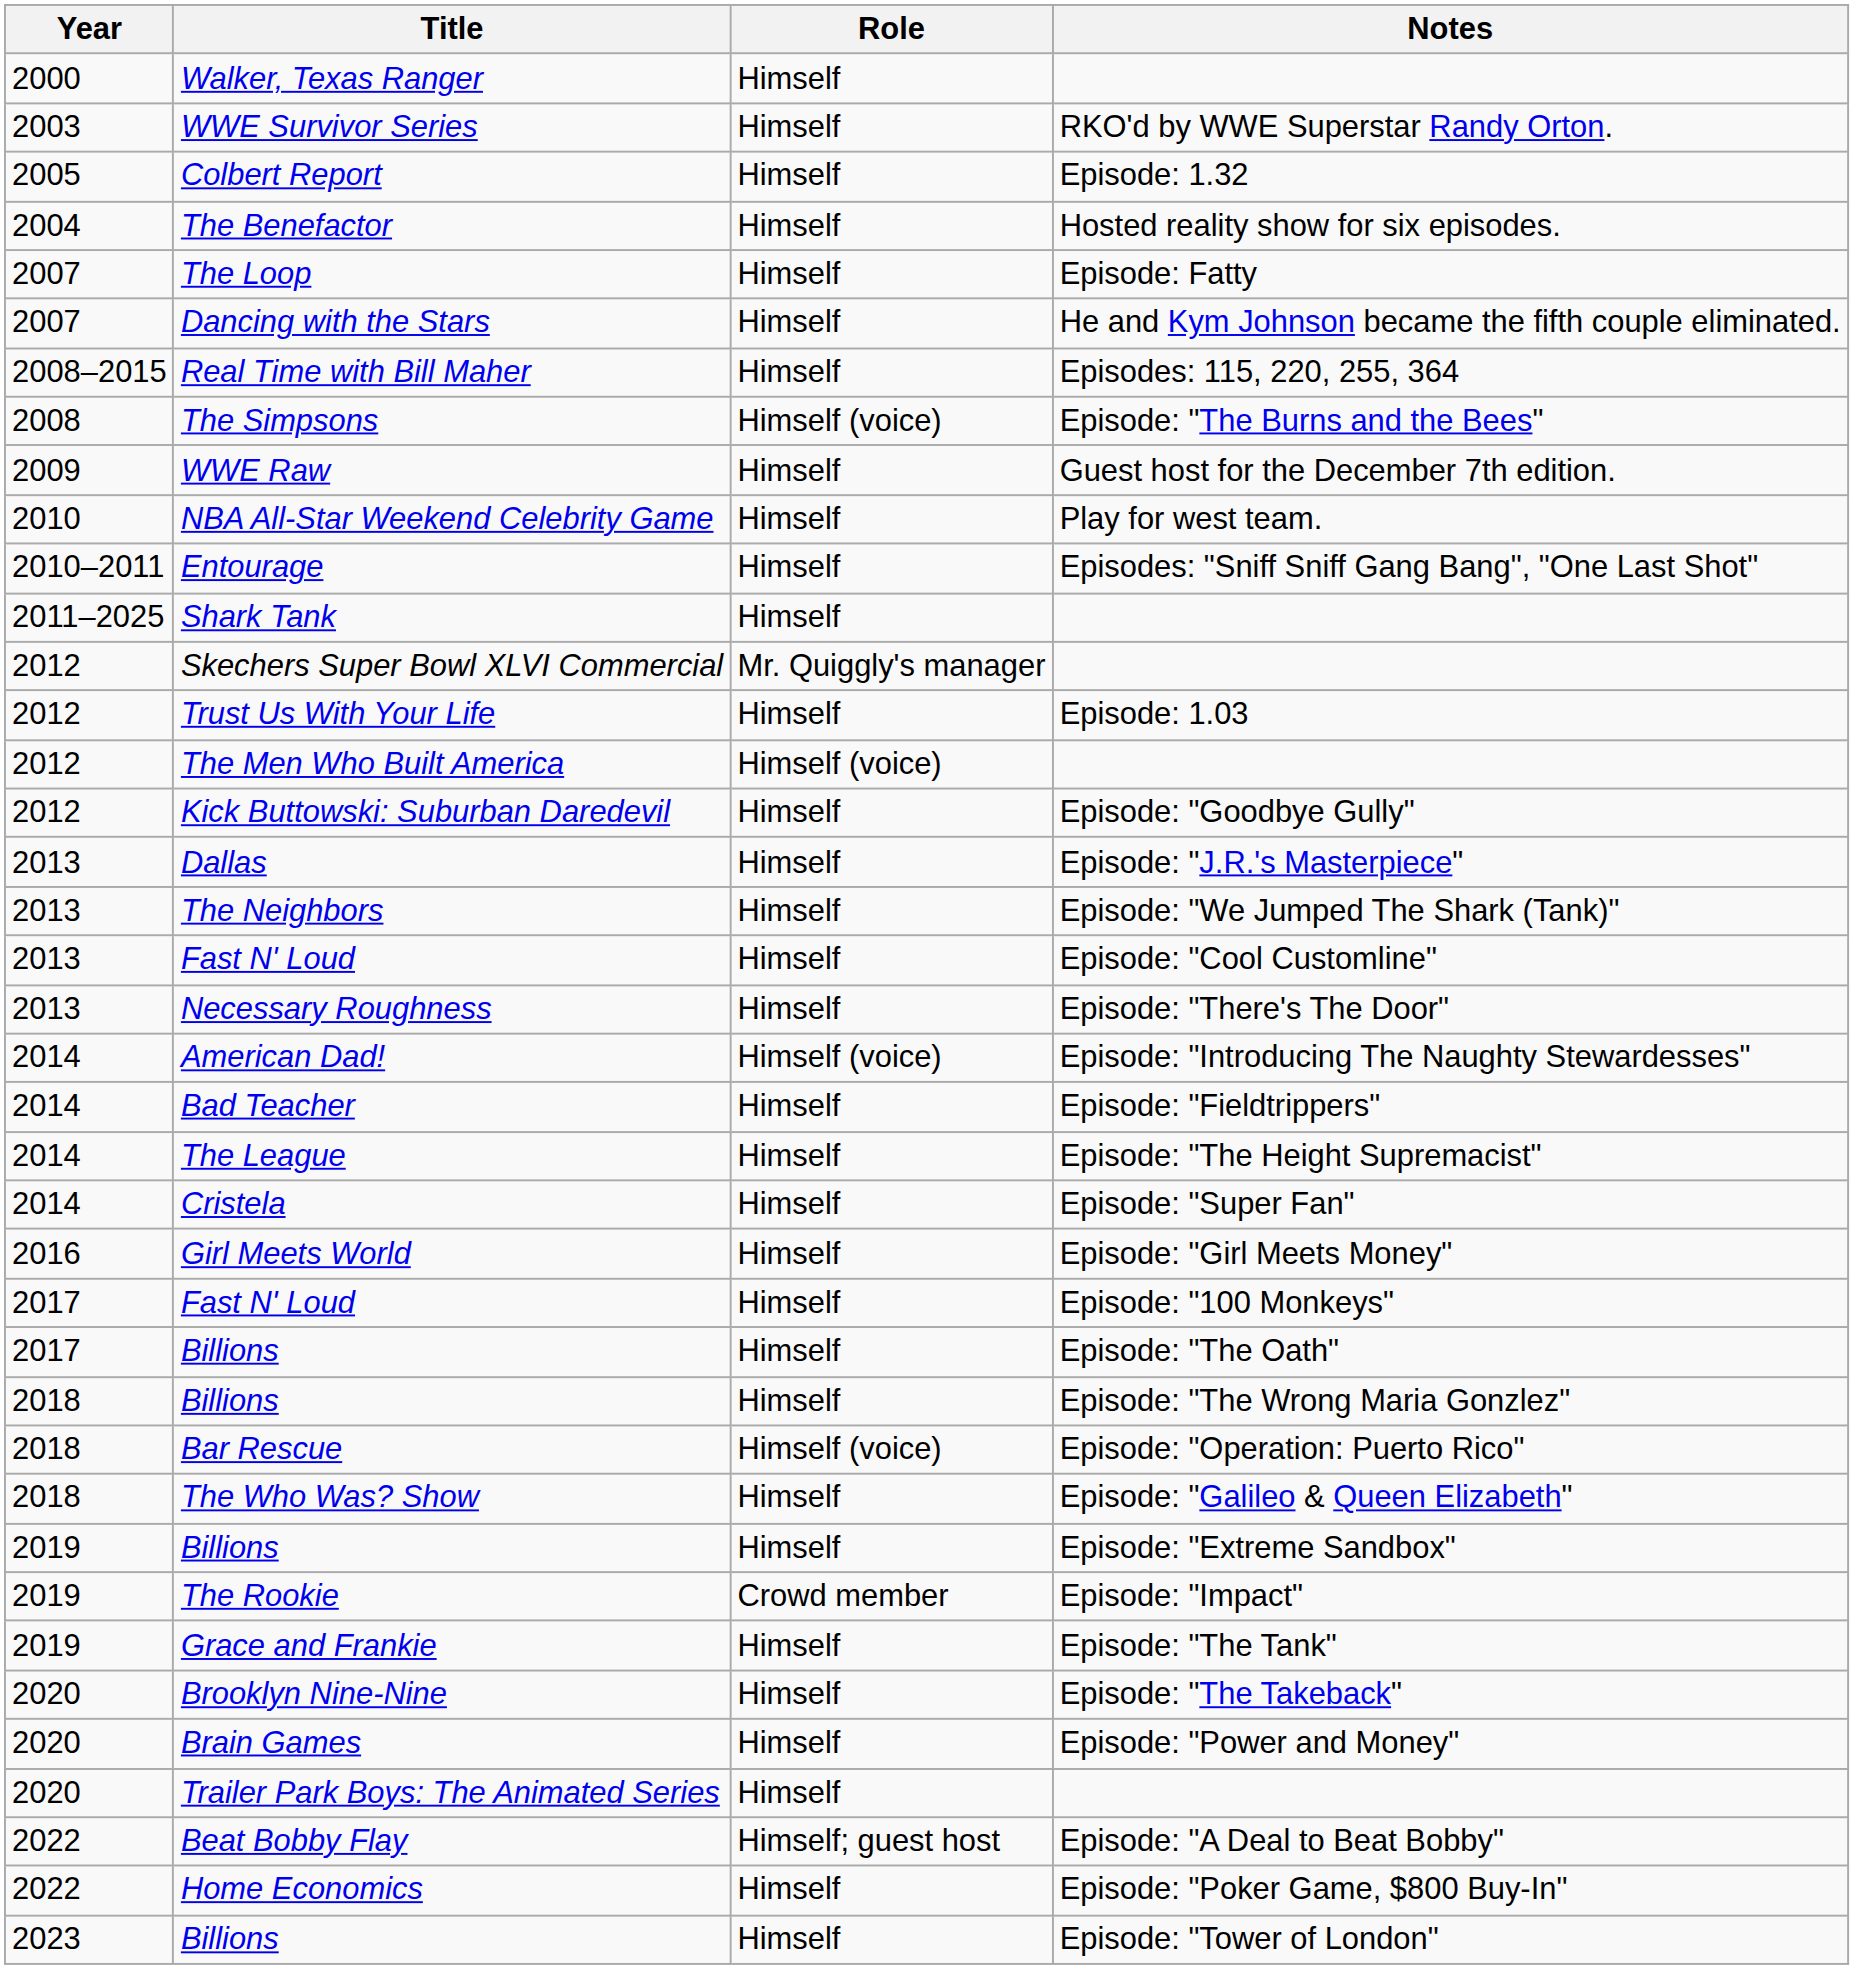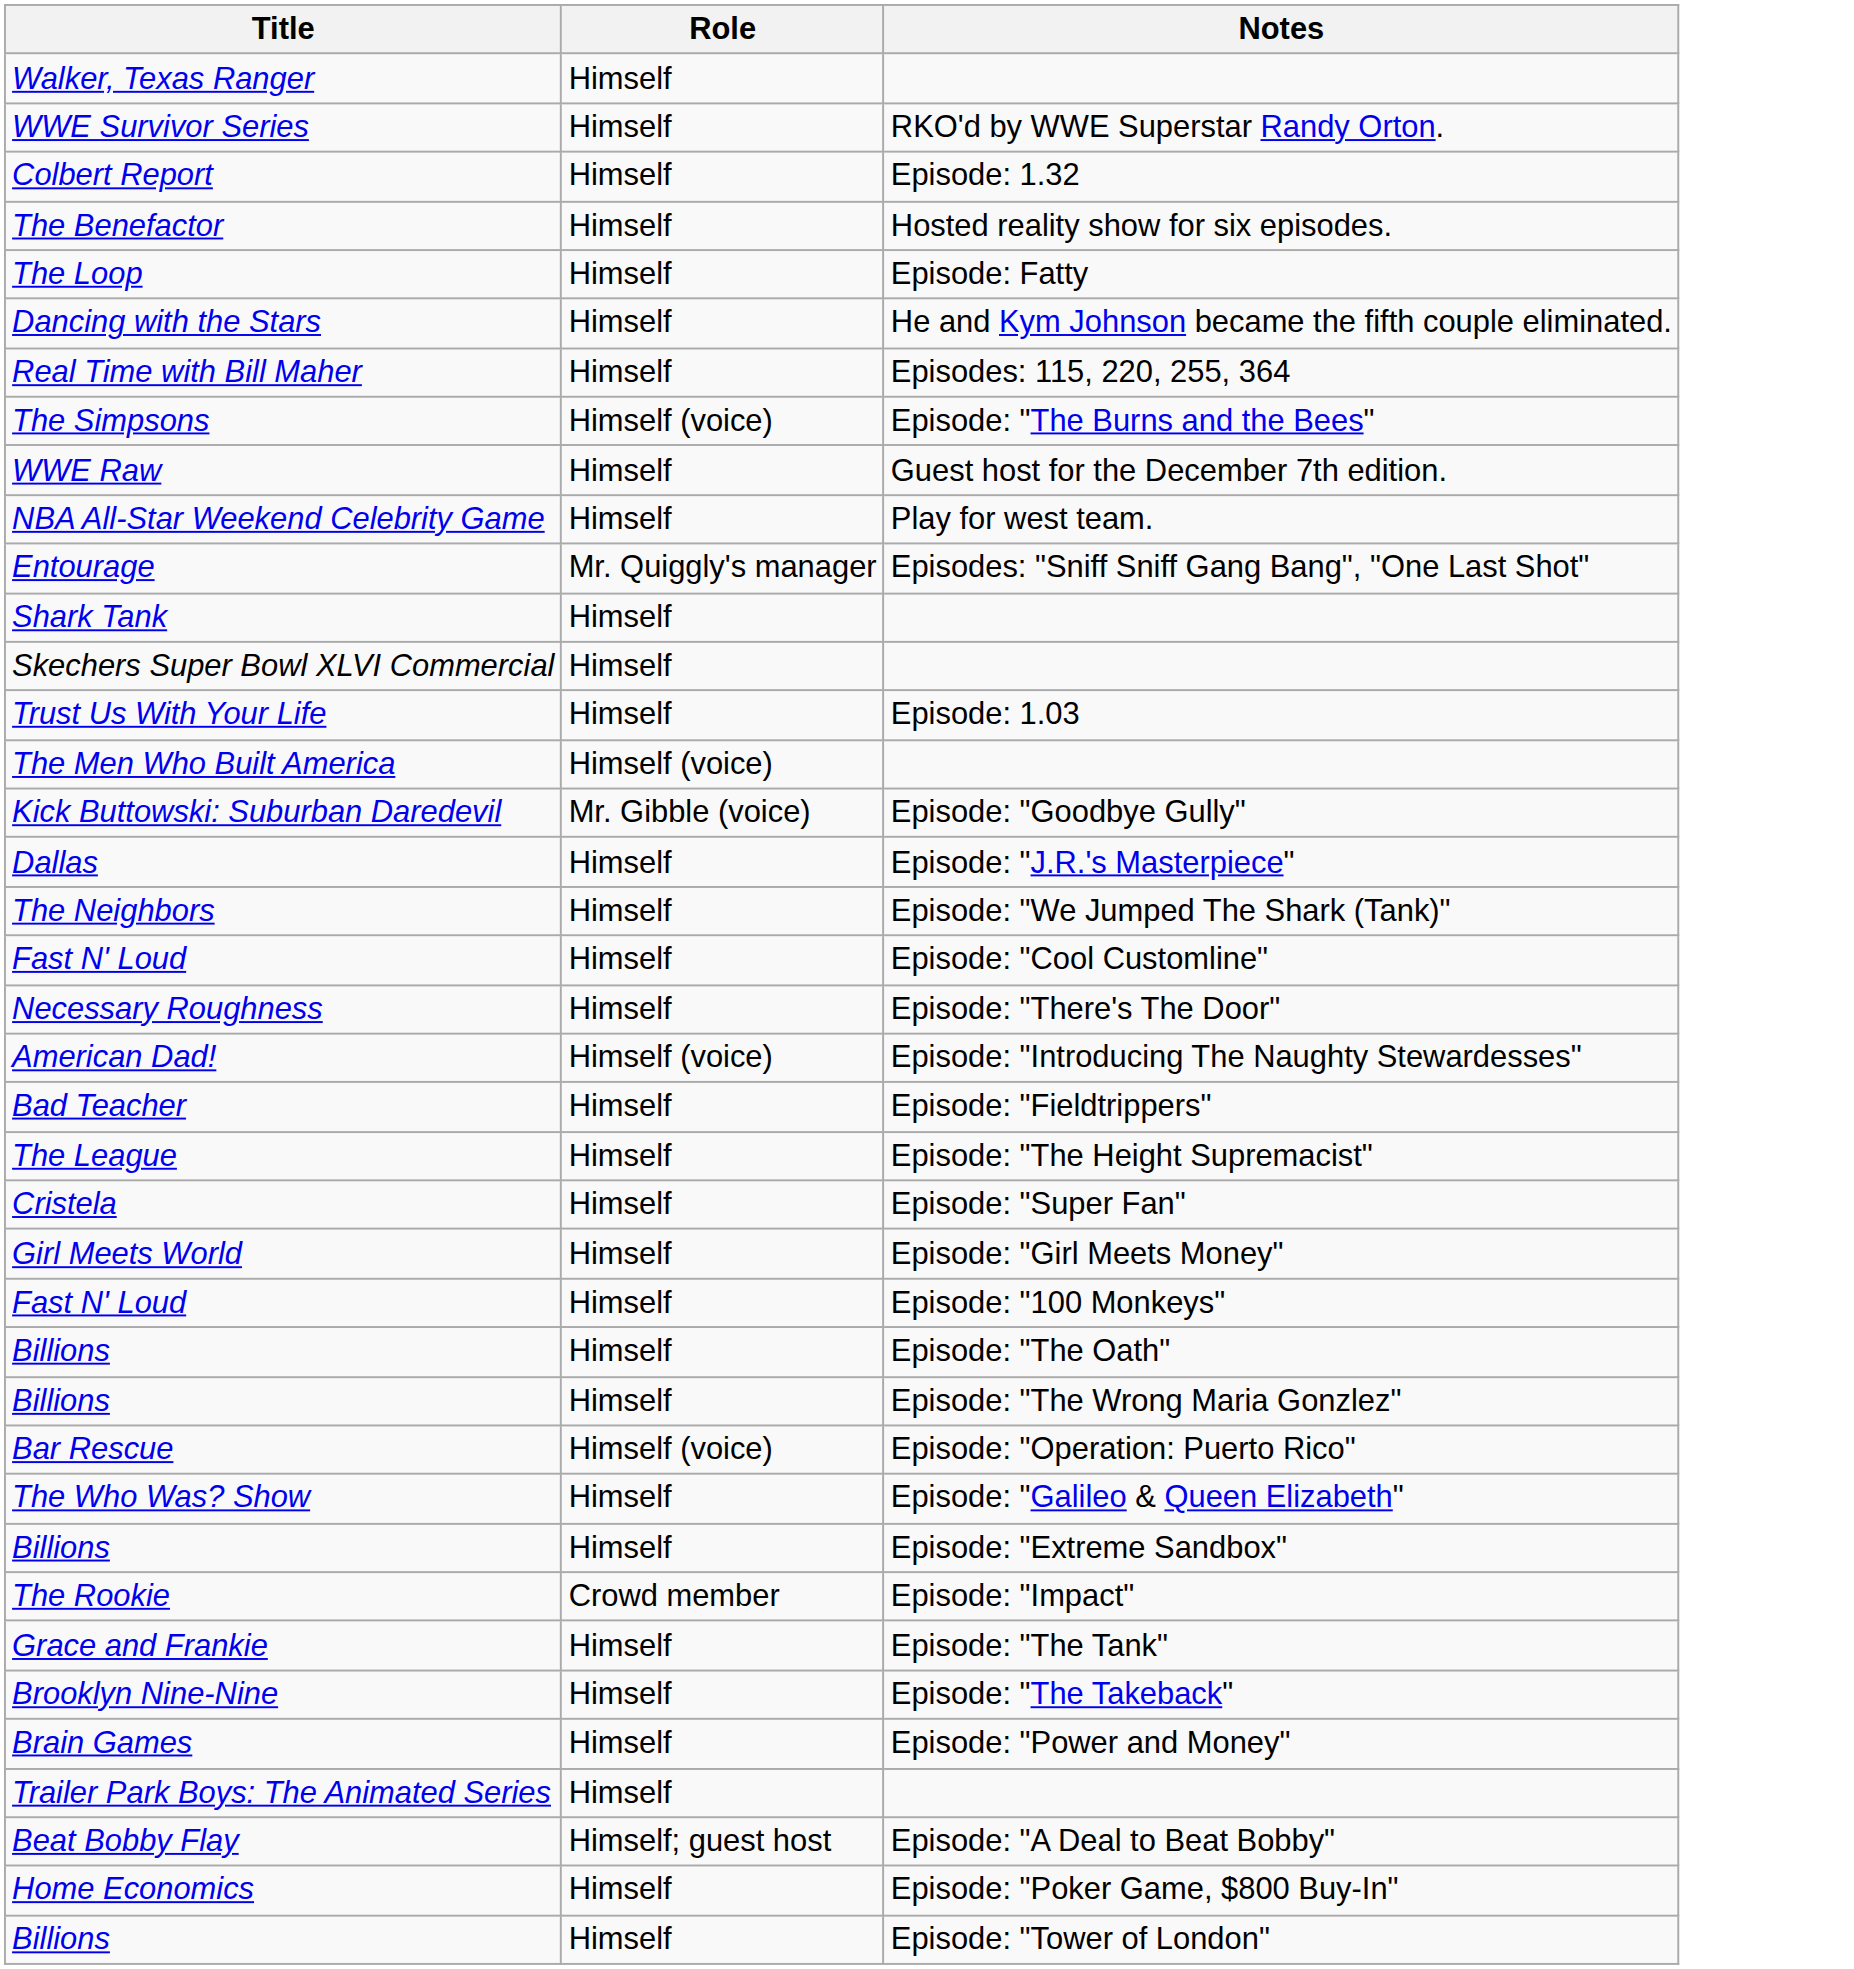- column: (89, 28)
(789, 567) Himself -> (723, 567) Mr. Quiggly's manager
(891, 665) Mr. Quiggly's manager -> (620, 665) Himself
(789, 812) Himself -> (690, 812) Mr. Gibble (voice)
